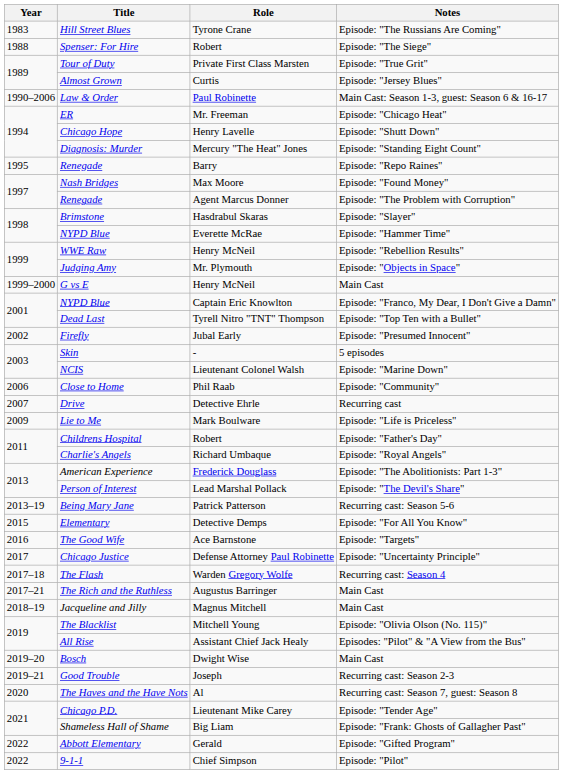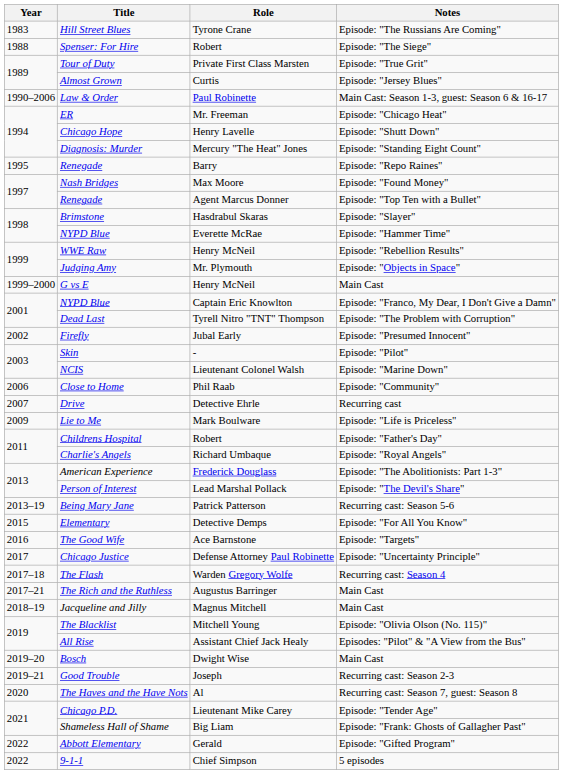(427, 200) Episode: "The Problem with Corruption" -> (410, 200) Episode: "Top Ten with a Bullet"
(410, 319) Episode: "Top Ten with a Bullet" -> (427, 319) Episode: "The Problem with Corruption"
(361, 353) 5 episodes -> (374, 353) Episode: "Pilot"
(374, 761) Episode: "Pilot" -> (361, 761) 5 episodes
